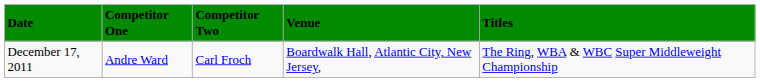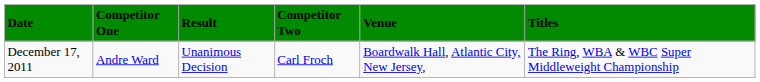+ column: (199, 22)
